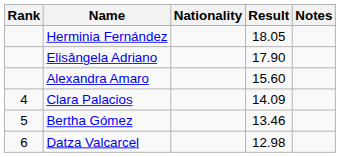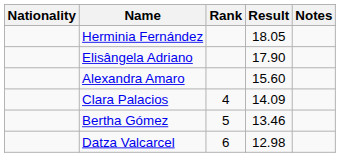columns swapped: (24, 15) <-> (208, 15)
